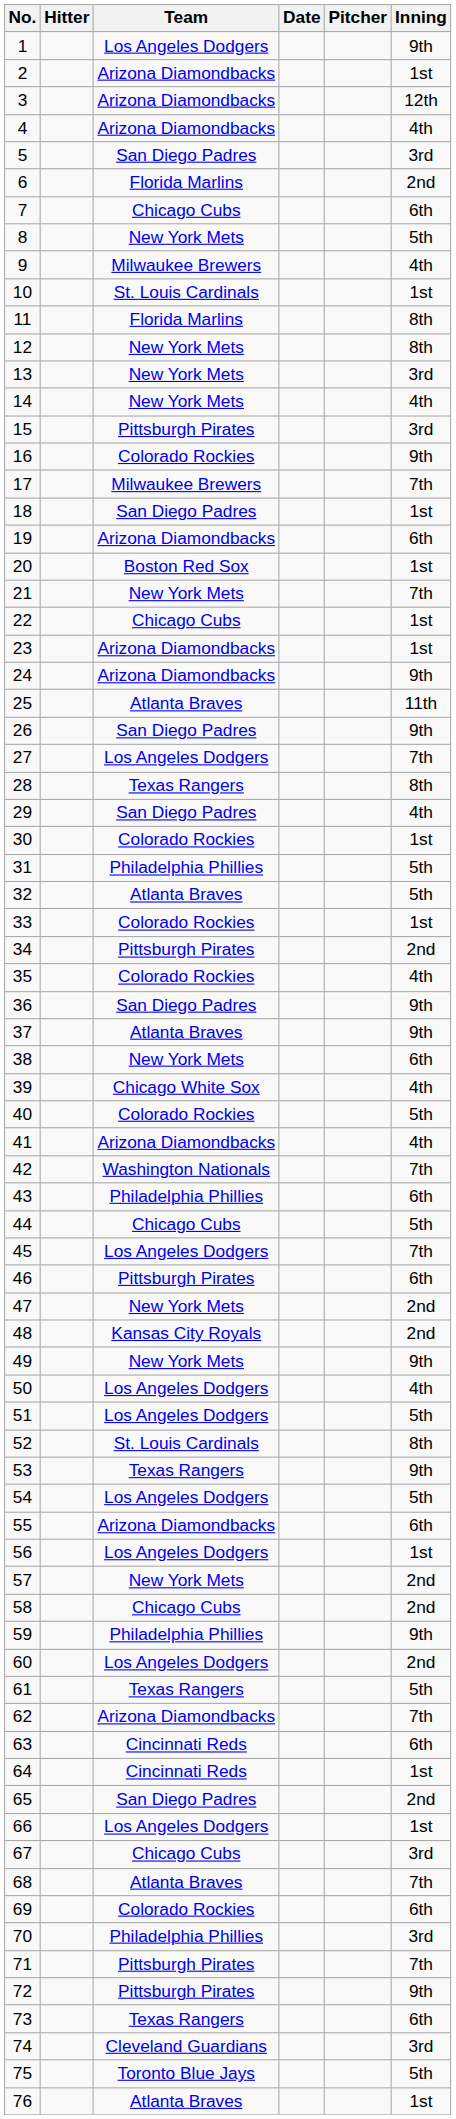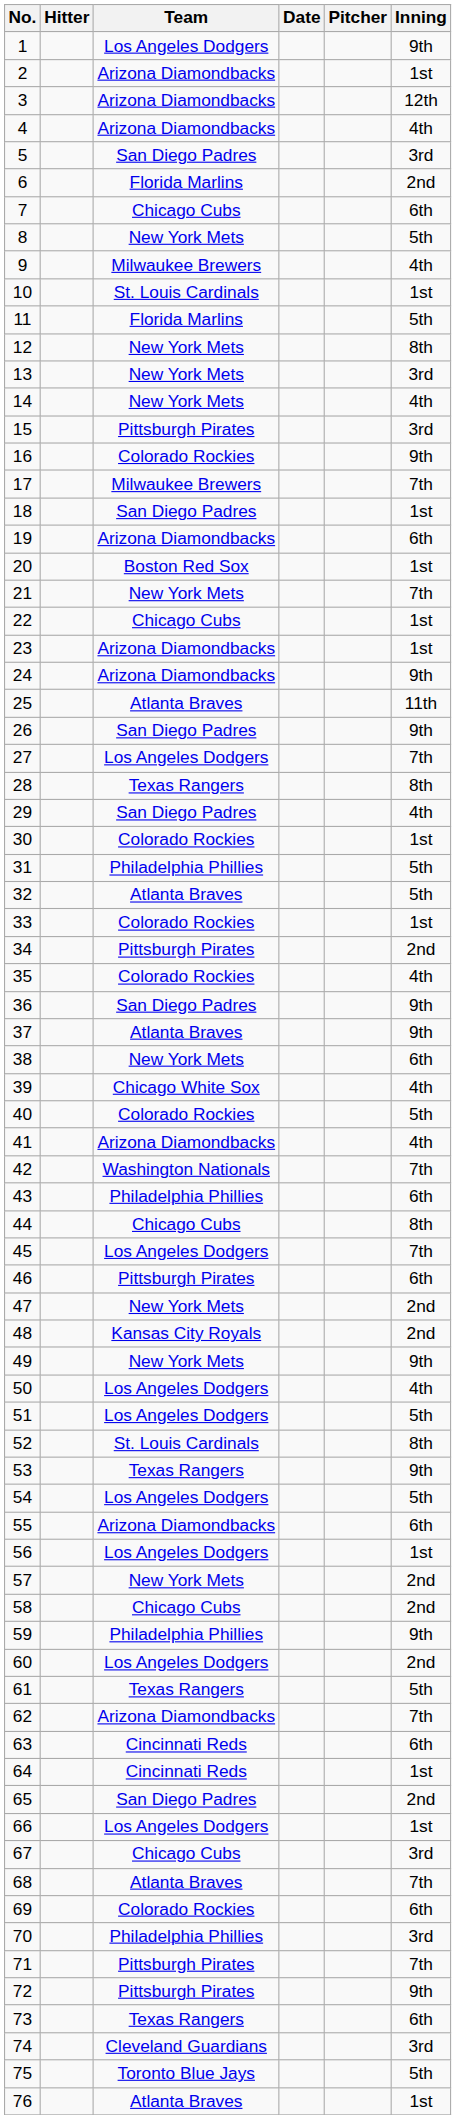(421, 319) 8th -> (421, 319) 5th
(421, 1224) 5th -> (421, 1224) 8th
